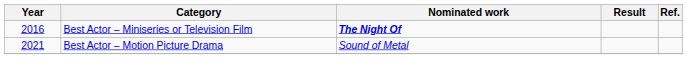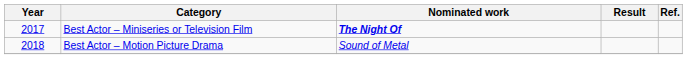(33, 29) 2016 -> (33, 29) 2017
(33, 45) 2021 -> (33, 45) 2018
